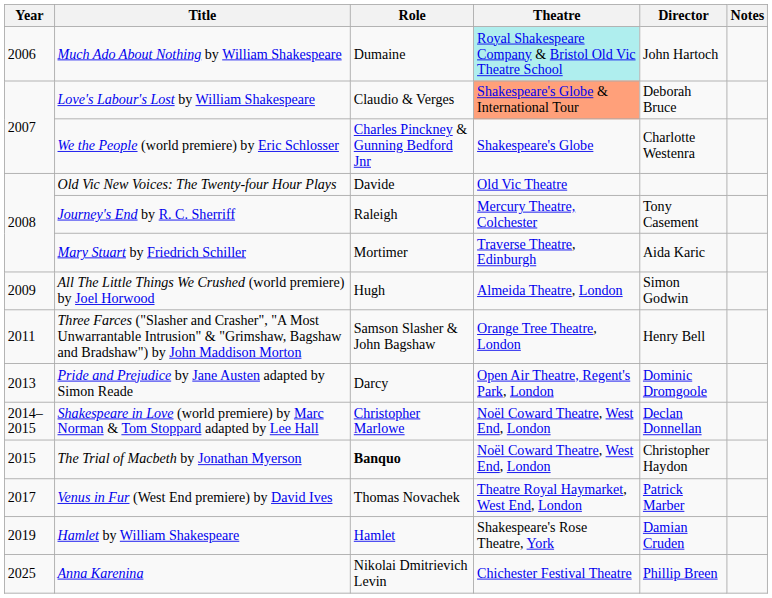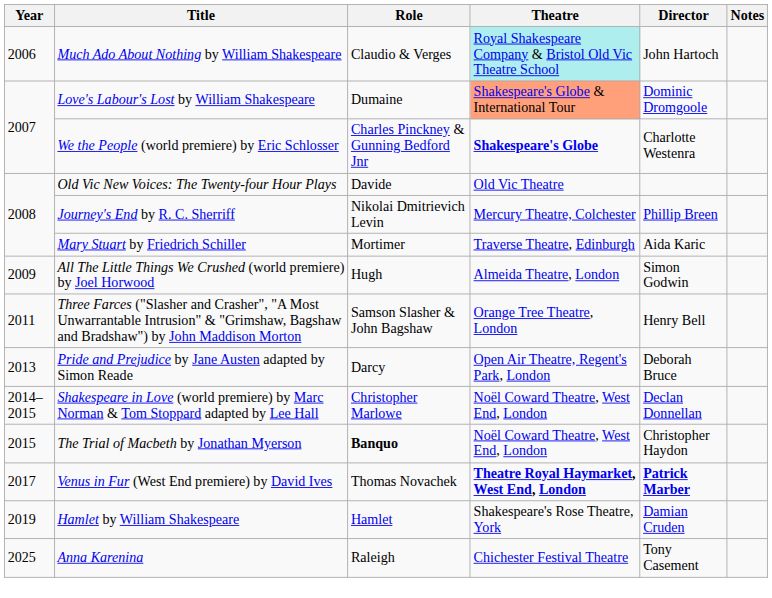(380, 53) Dumaine -> (401, 53) Claudio & Verges
(404, 99) Claudio & Verges -> (377, 99) Dumaine
(667, 99) Deborah Bruce -> (675, 99) Dominic Dromgoole
(535, 146) normal -> (536, 146) bold
(376, 214) Raleigh -> (408, 214) Nikolai Dmitrievich Levin
(671, 214) Tony Casement -> (680, 214) Phillip Breen
(675, 382) Dominic Dromgoole -> (667, 367) Deborah Bruce
(552, 497) normal -> (555, 481) bold
(664, 497) normal -> (667, 481) bold
(411, 573) Nikolai Dmitrievich Levin -> (373, 557) Raleigh
(680, 573) Phillip Breen -> (671, 557) Tony Casement
